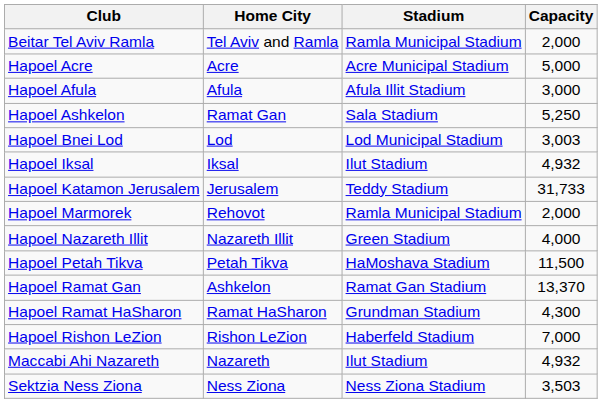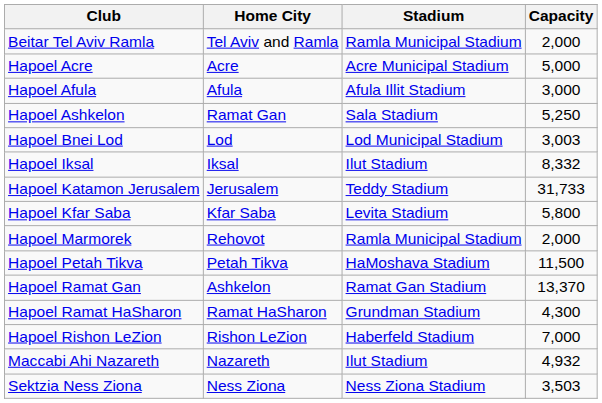(561, 164) 4,932 -> (561, 164) 8,332
+ row: (69, 213)
- row: (78, 238)
